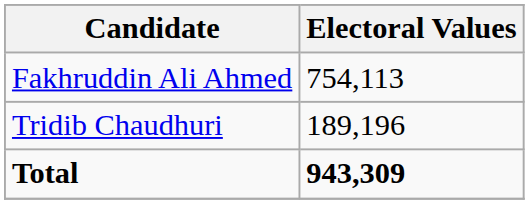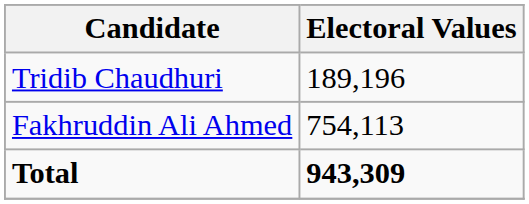rows swapped: (152, 76) <-> (117, 125)
